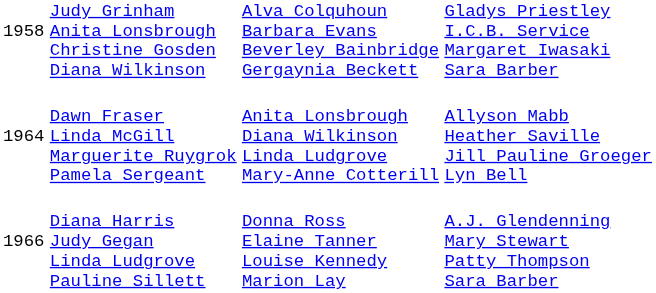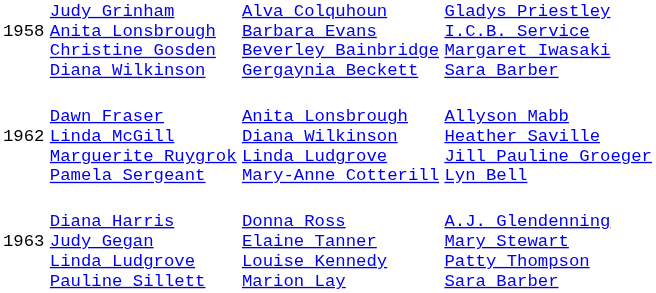(24, 136) 1964 -> (24, 136) 1962
(24, 241) 1966 -> (24, 241) 1963
